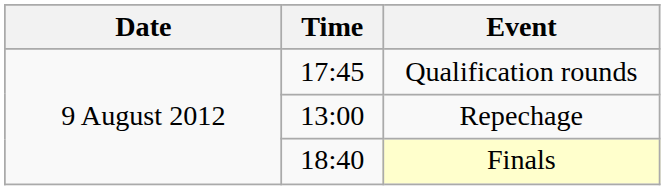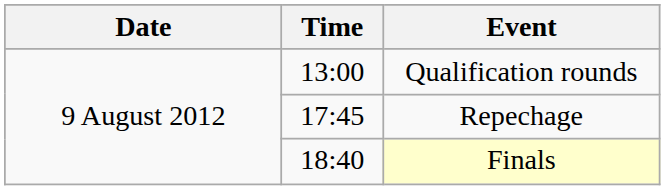(332, 71) 17:45 -> (332, 71) 13:00
(332, 116) 13:00 -> (332, 116) 17:45
